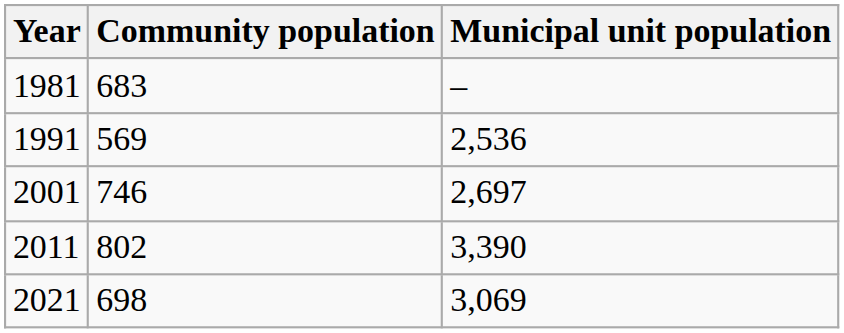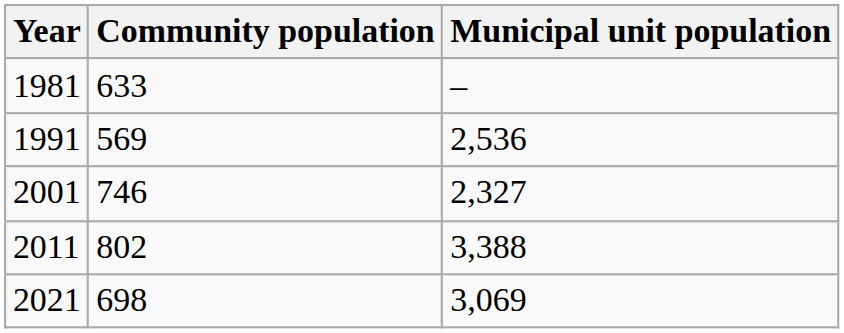(122, 85) 683 -> (122, 85) 633
(488, 192) 2,697 -> (488, 192) 2,327
(488, 246) 3,390 -> (488, 246) 3,388
